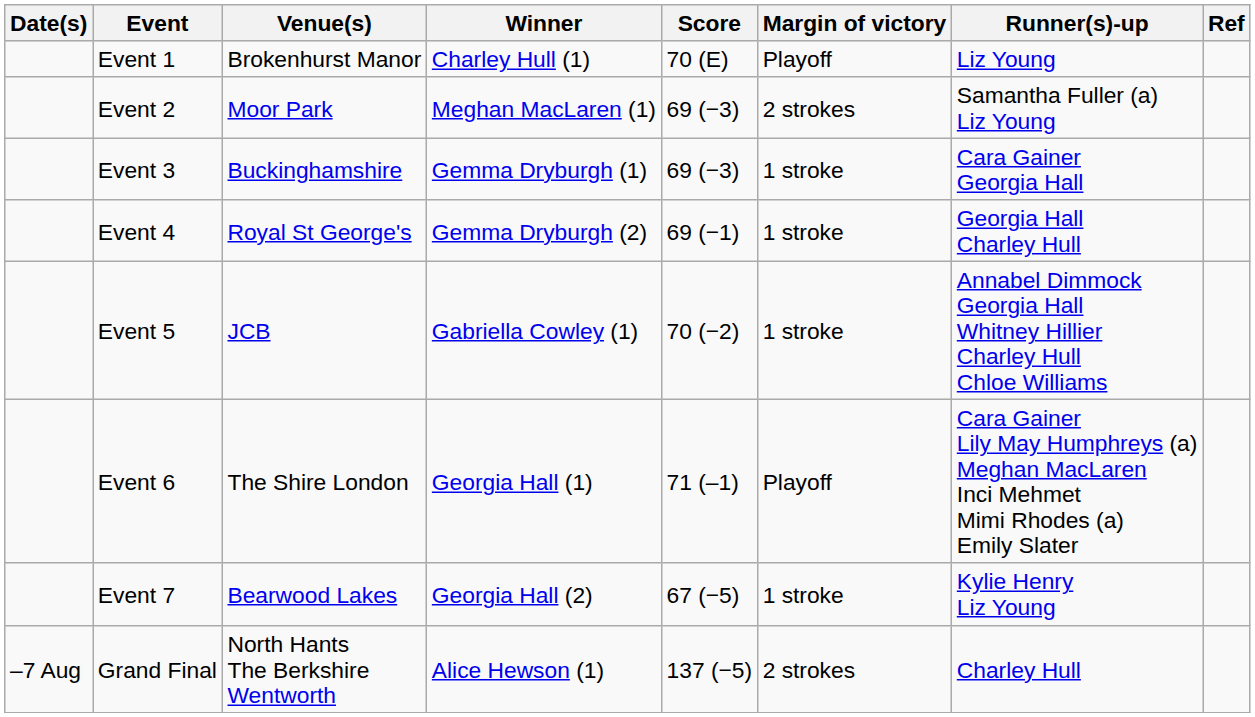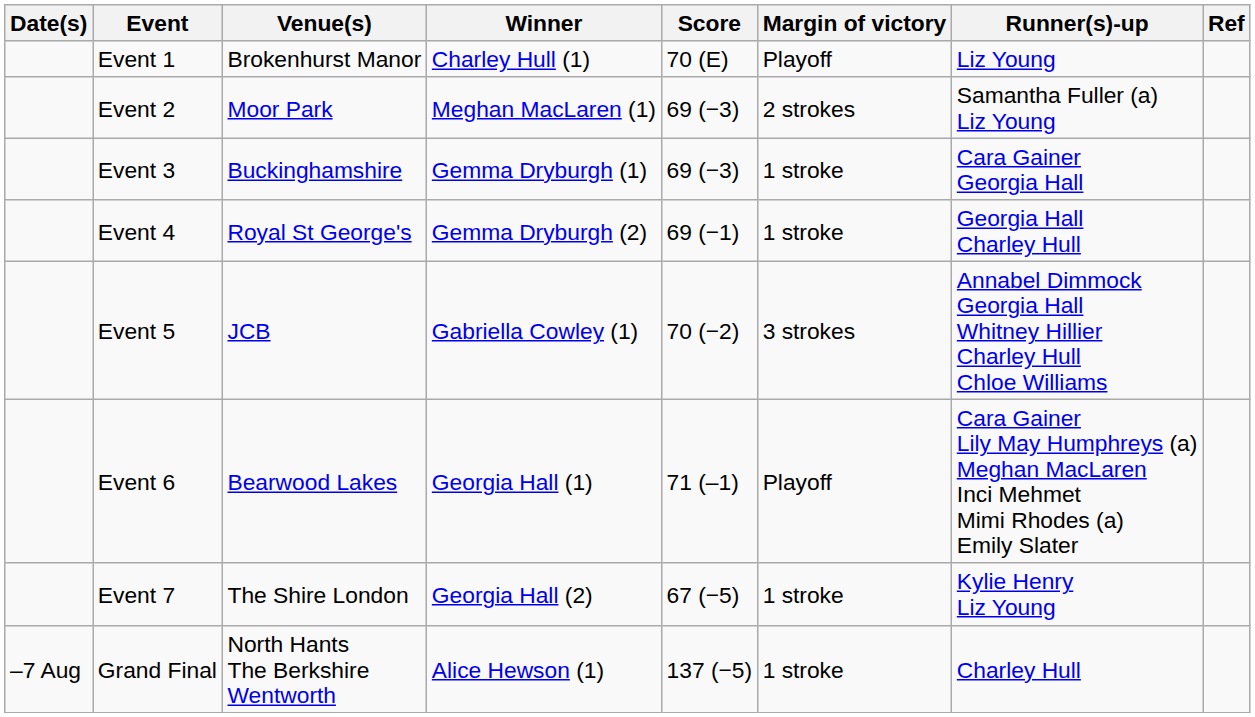(803, 331) 1 stroke -> (809, 331) 3 strokes
(318, 482) The Shire London -> (312, 482) Bearwood Lakes
(312, 594) Bearwood Lakes -> (318, 594) The Shire London
(809, 669) 2 strokes -> (803, 669) 1 stroke
